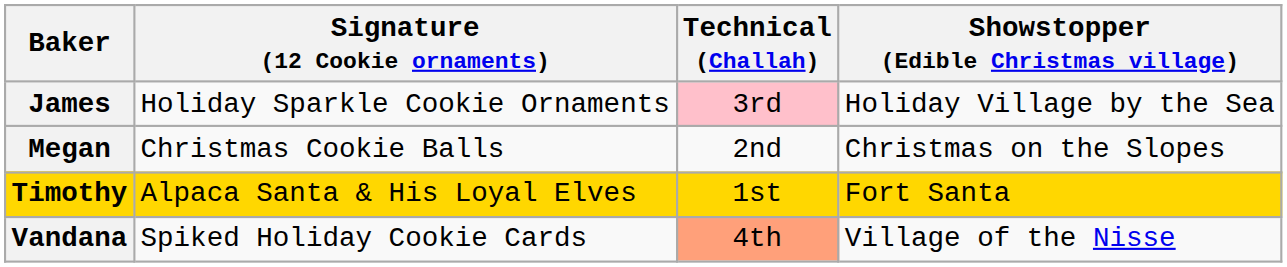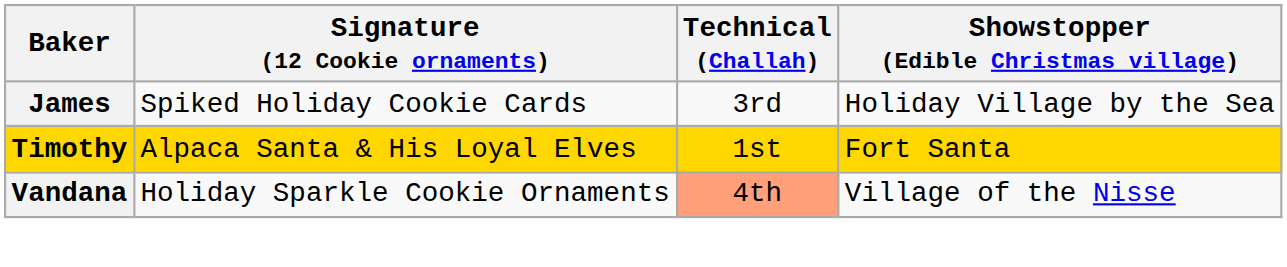(405, 104) Holiday Sparkle Cookie Ornaments -> (364, 104) Spiked Holiday Cookie Cards
(757, 104) pink background -> (757, 104) no background
- row: (70, 149)
(364, 239) Spiked Holiday Cookie Cards -> (405, 194) Holiday Sparkle Cookie Ornaments
